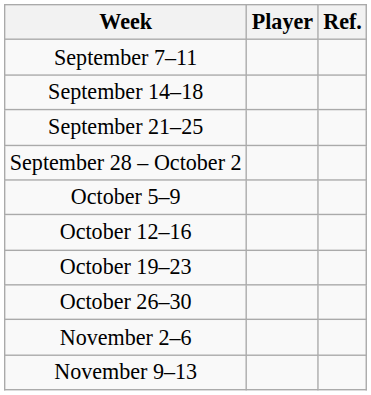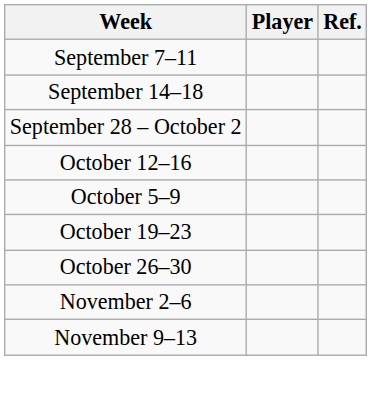- row: (126, 127)
rows swapped: (126, 197) <-> (126, 232)
